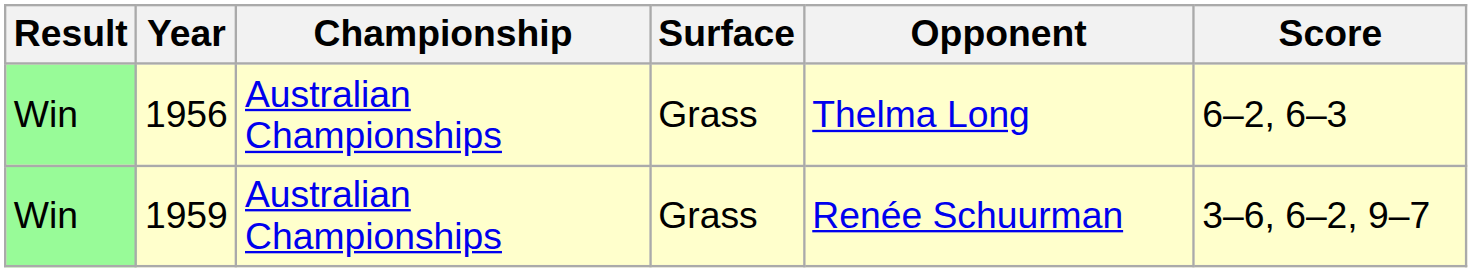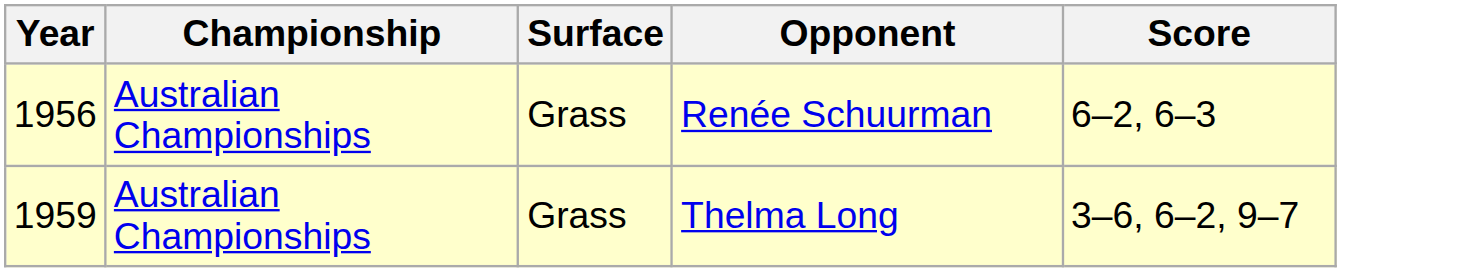- column: (71, 34)
(921, 114) Thelma Long -> (837, 114) Renée Schuurman
(968, 215) Renée Schuurman -> (790, 215) Thelma Long
